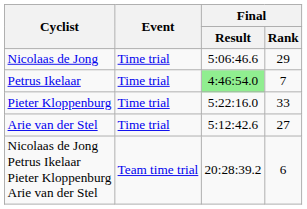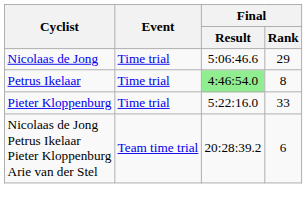(283, 81) 7 -> (283, 81) 8
- row: (53, 125)
